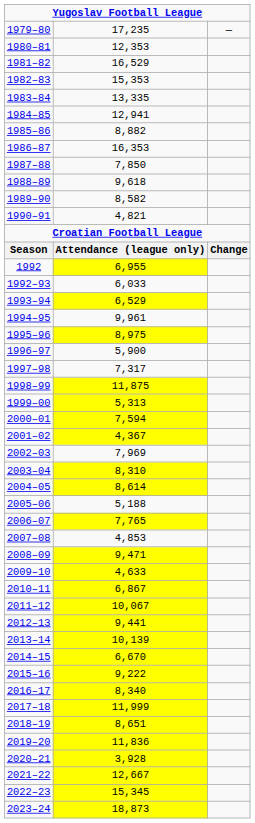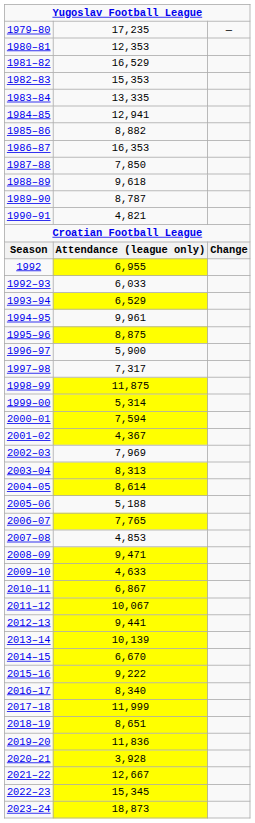(130, 199) 8,582 -> (130, 199) 8,787
(130, 335) 8,975 -> (130, 335) 8,875
(130, 403) 5,313 -> (130, 403) 5,314
(130, 471) 8,310 -> (130, 471) 8,313
